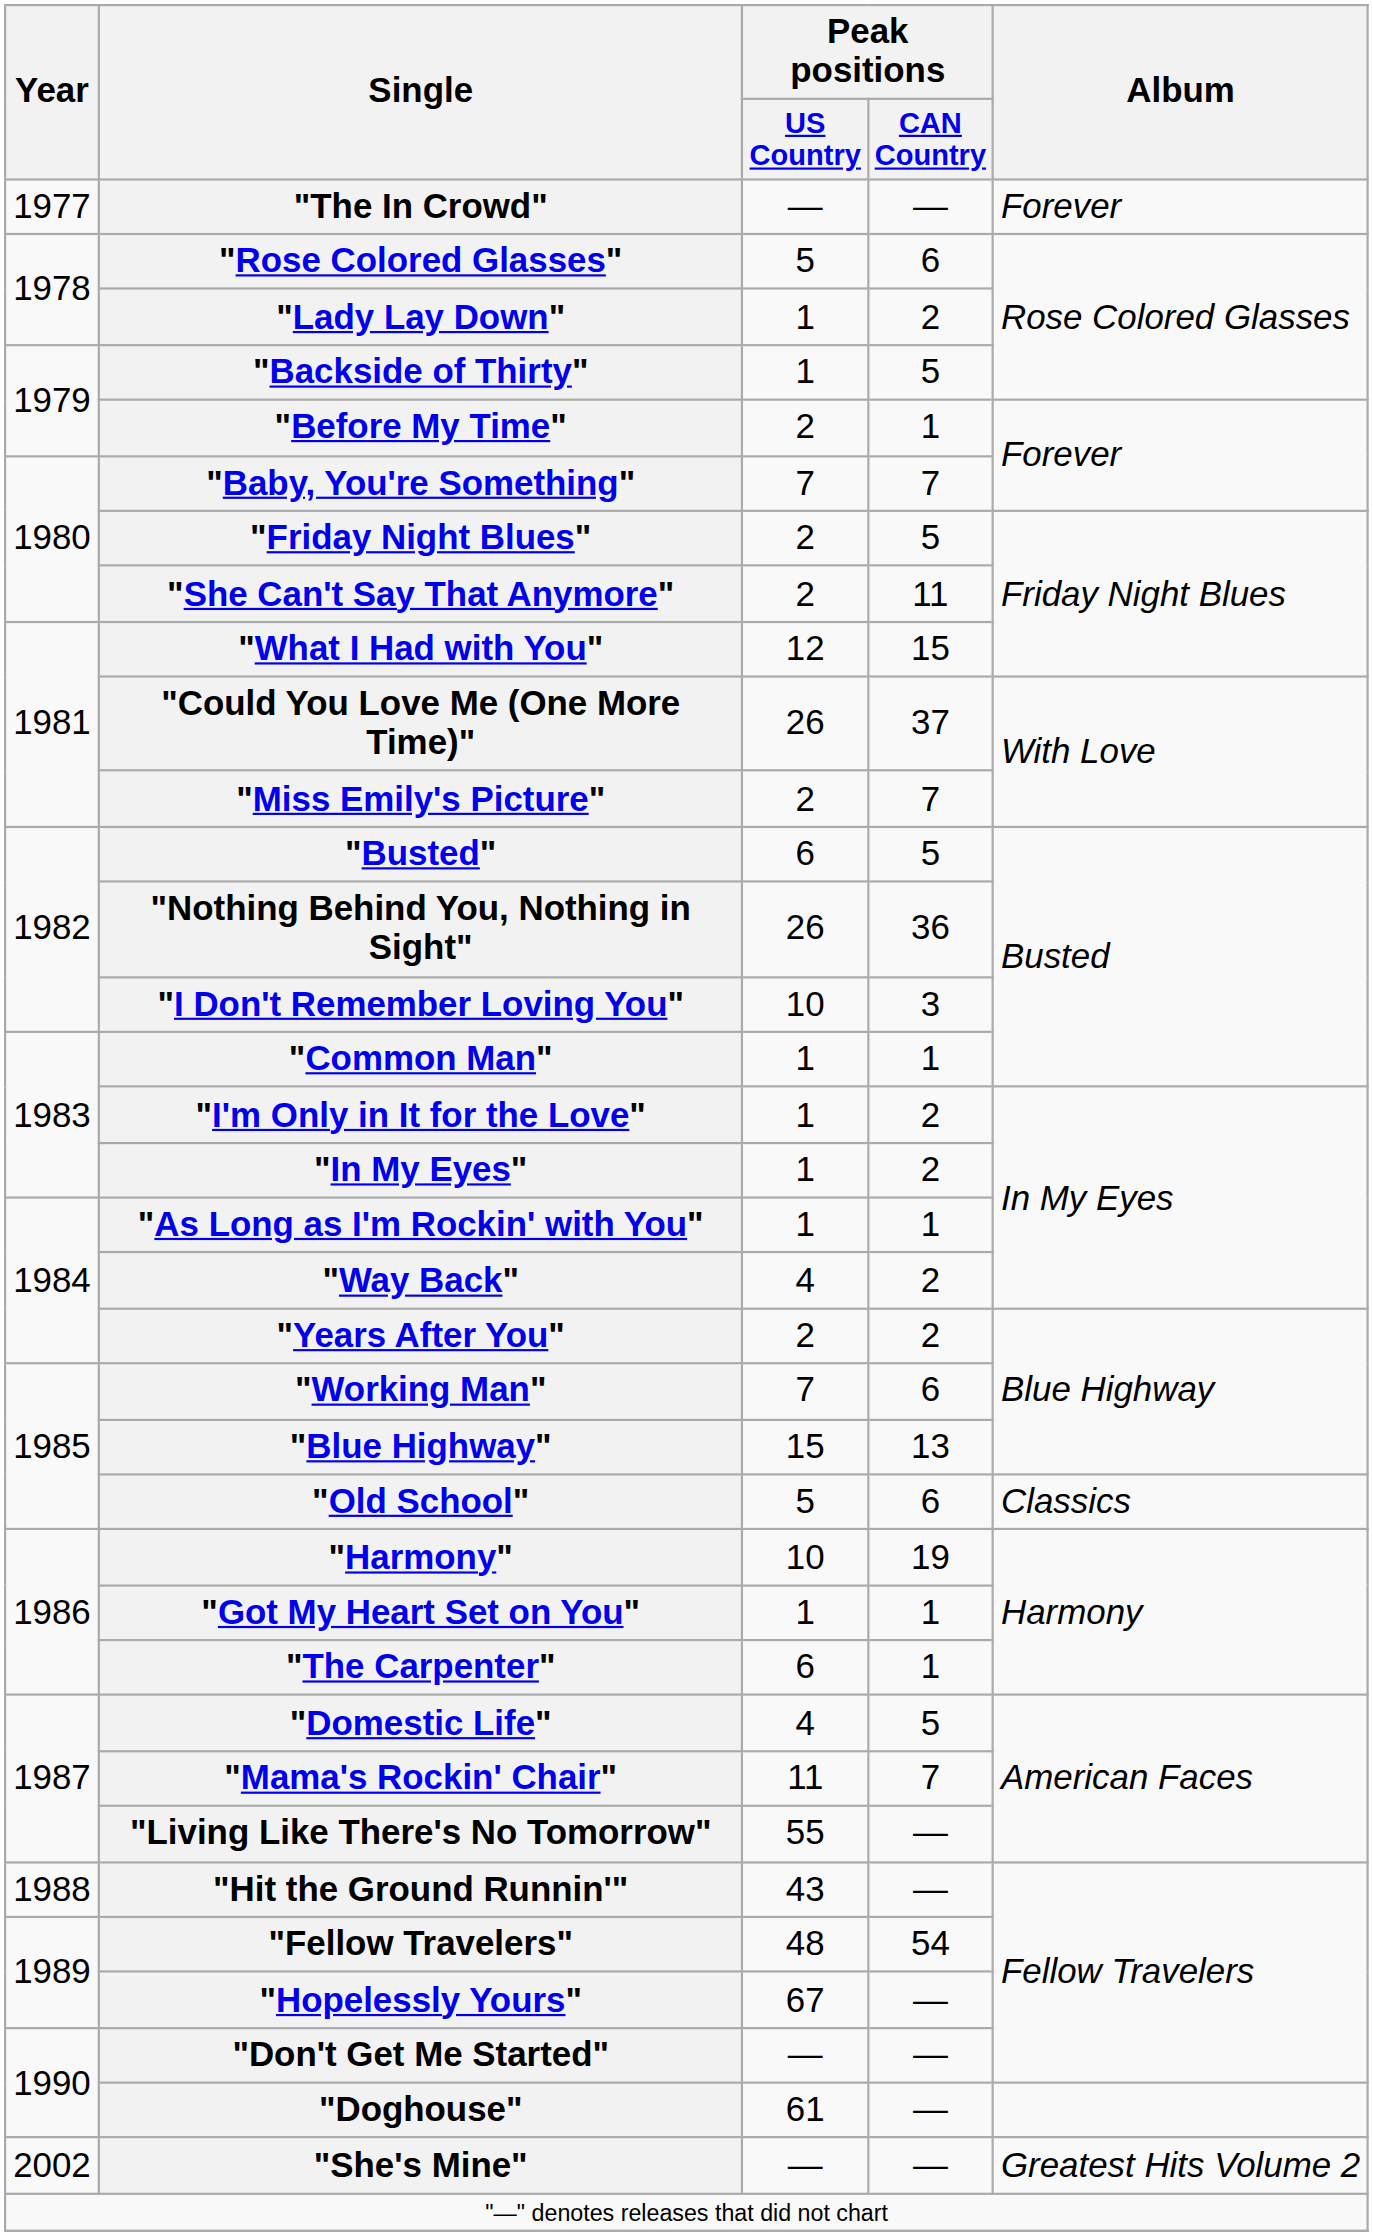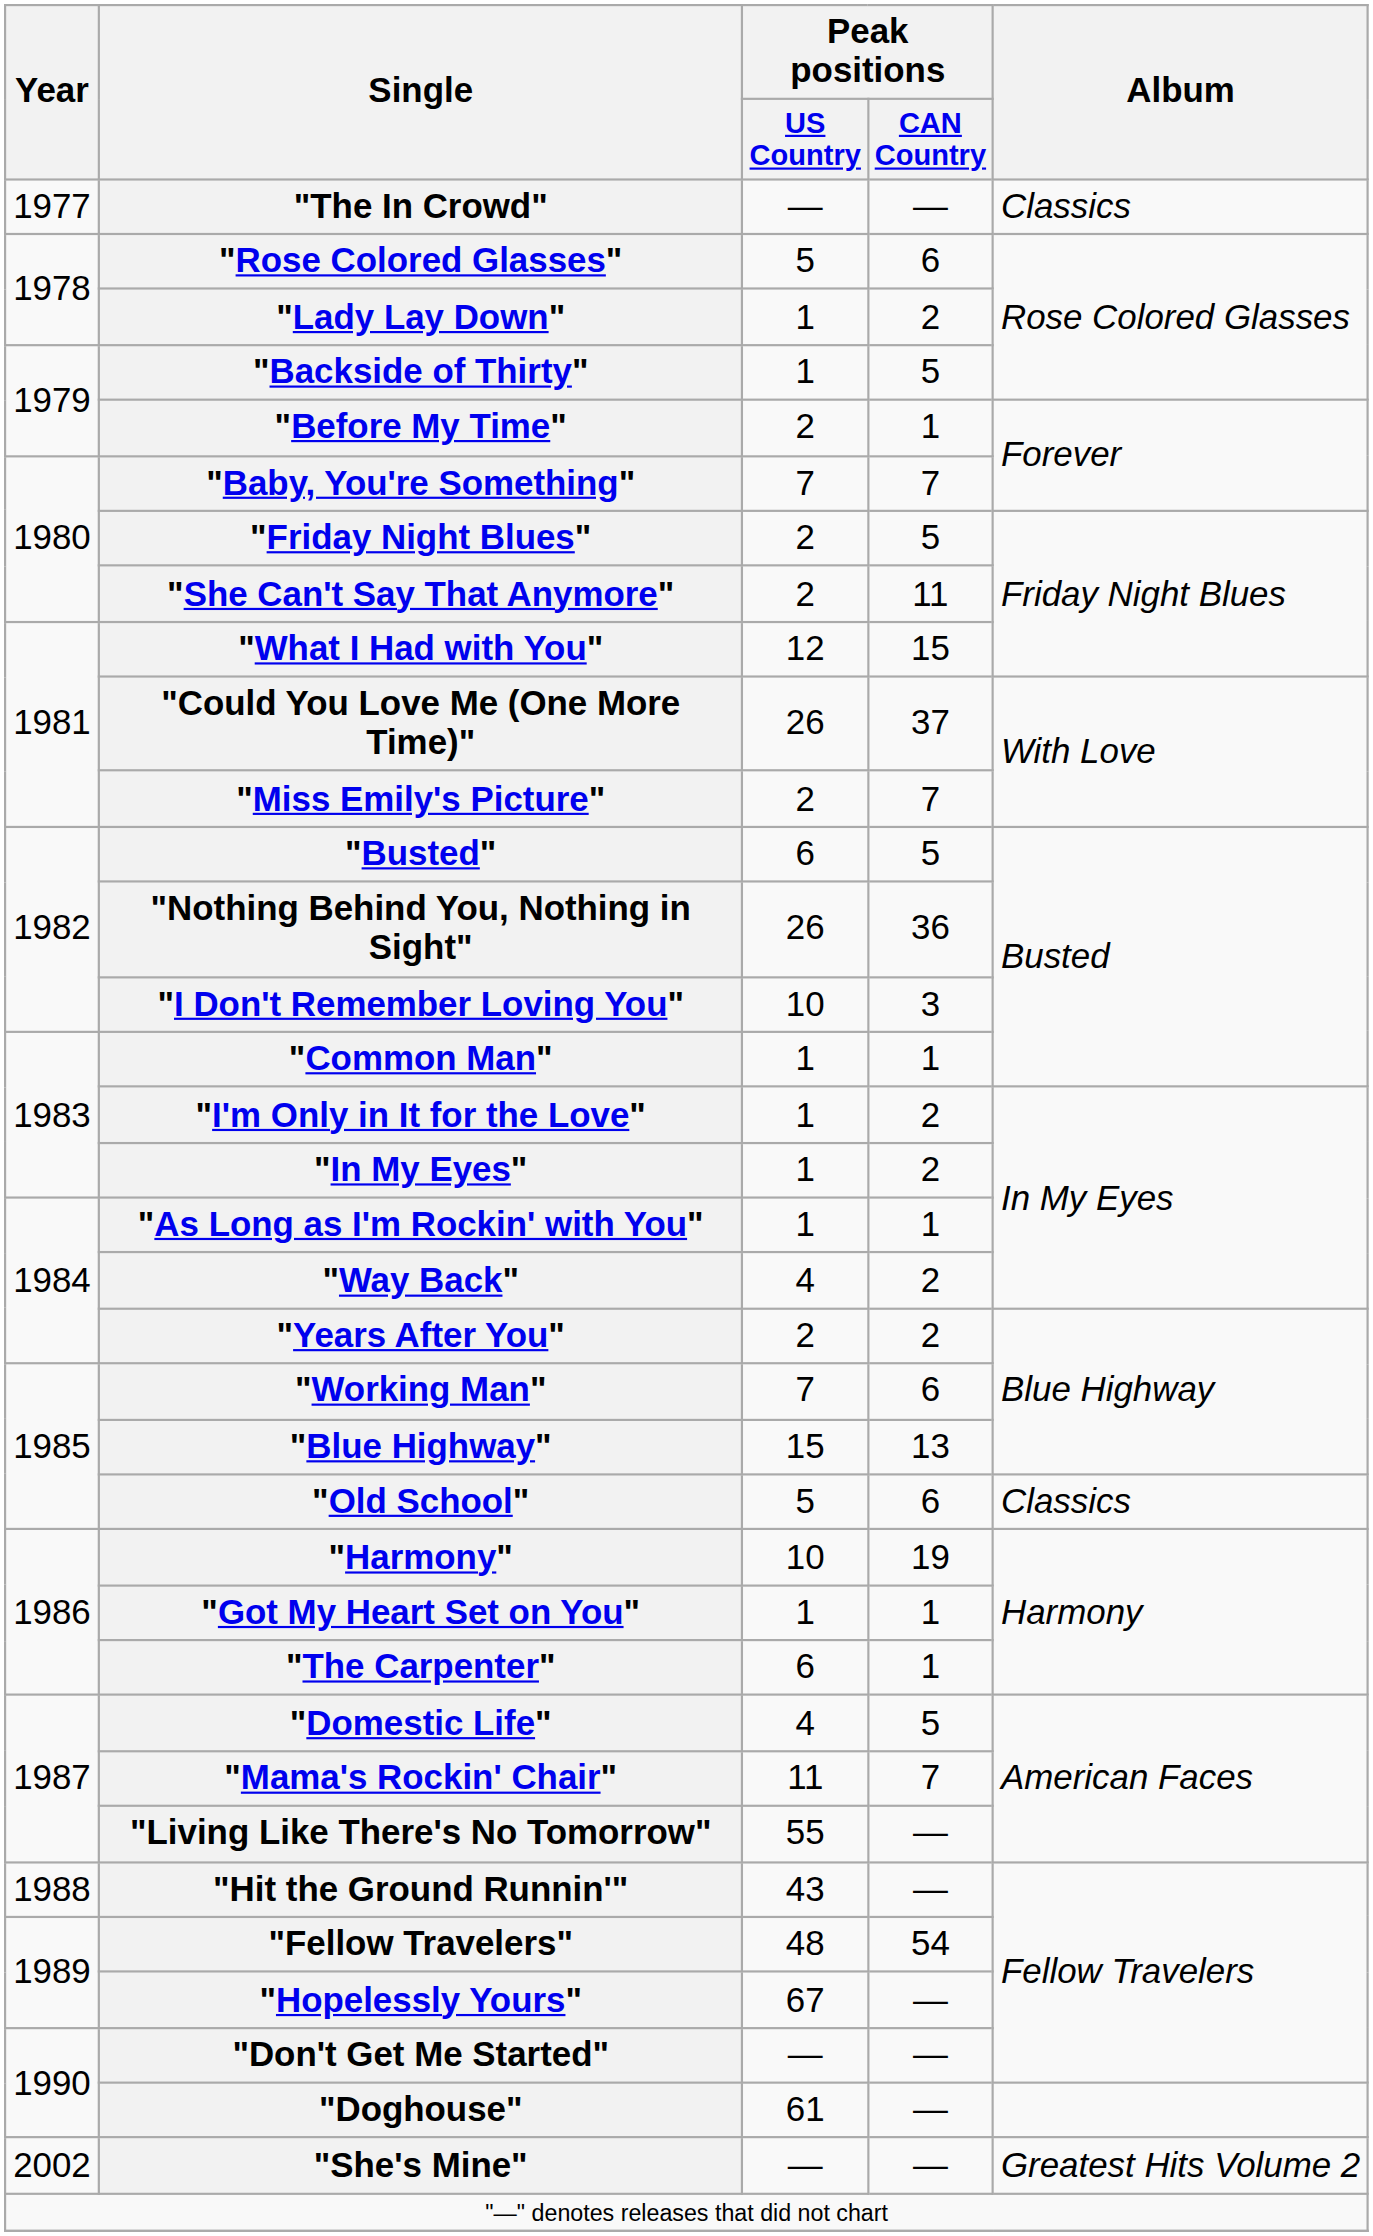(1061, 205) Forever -> (1066, 205) Classics
